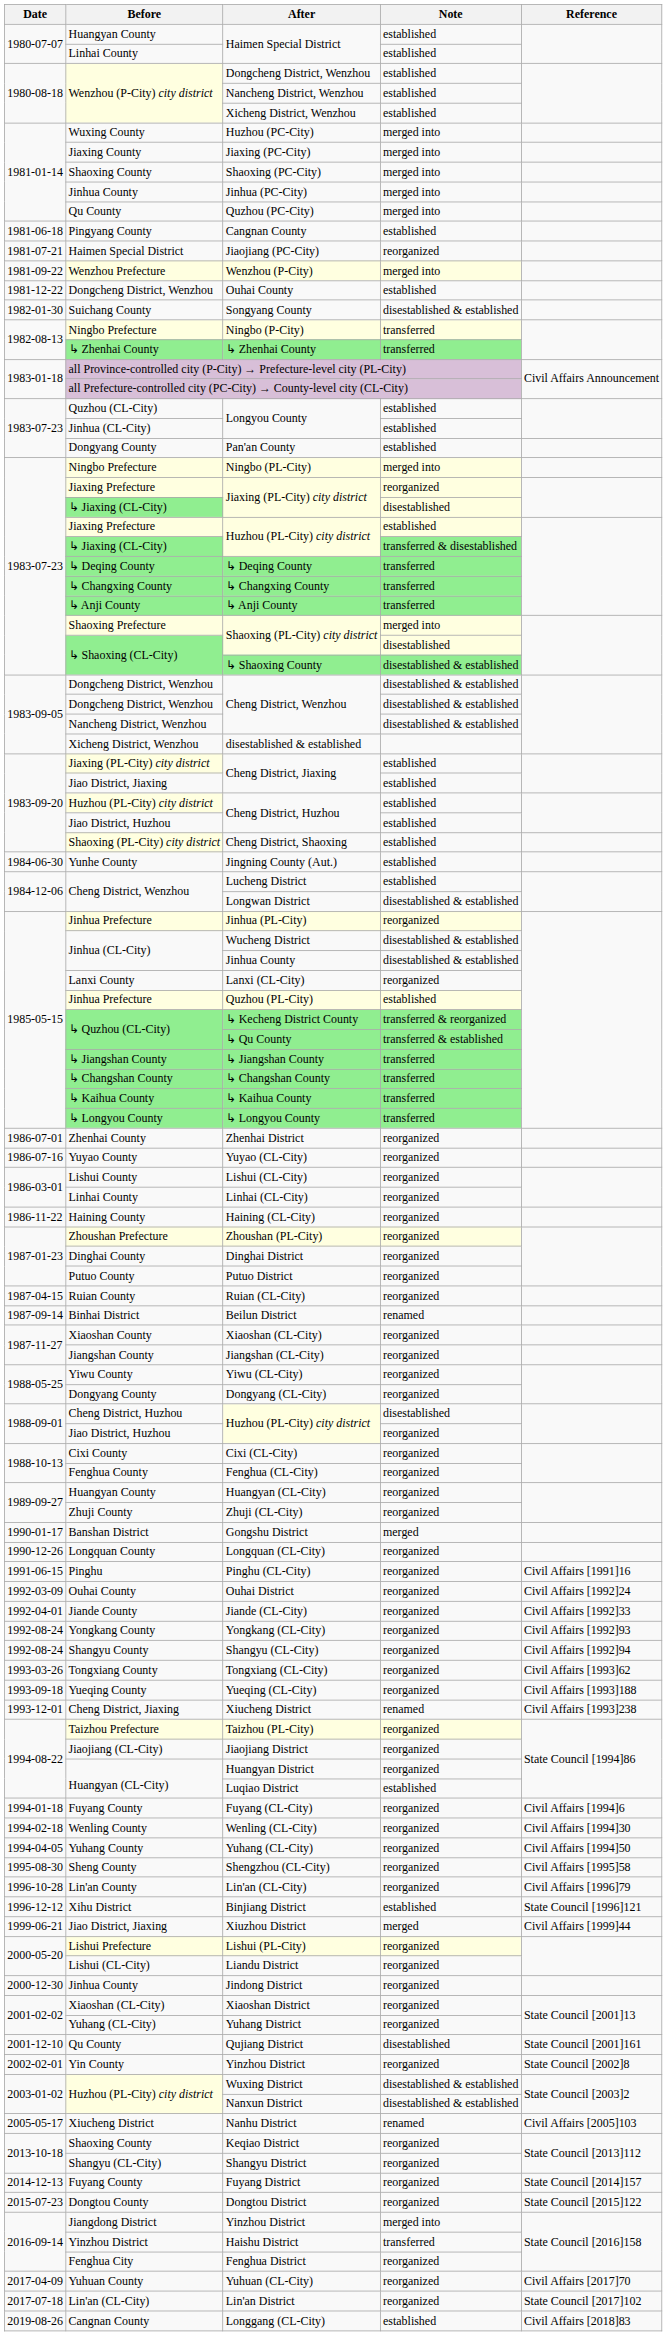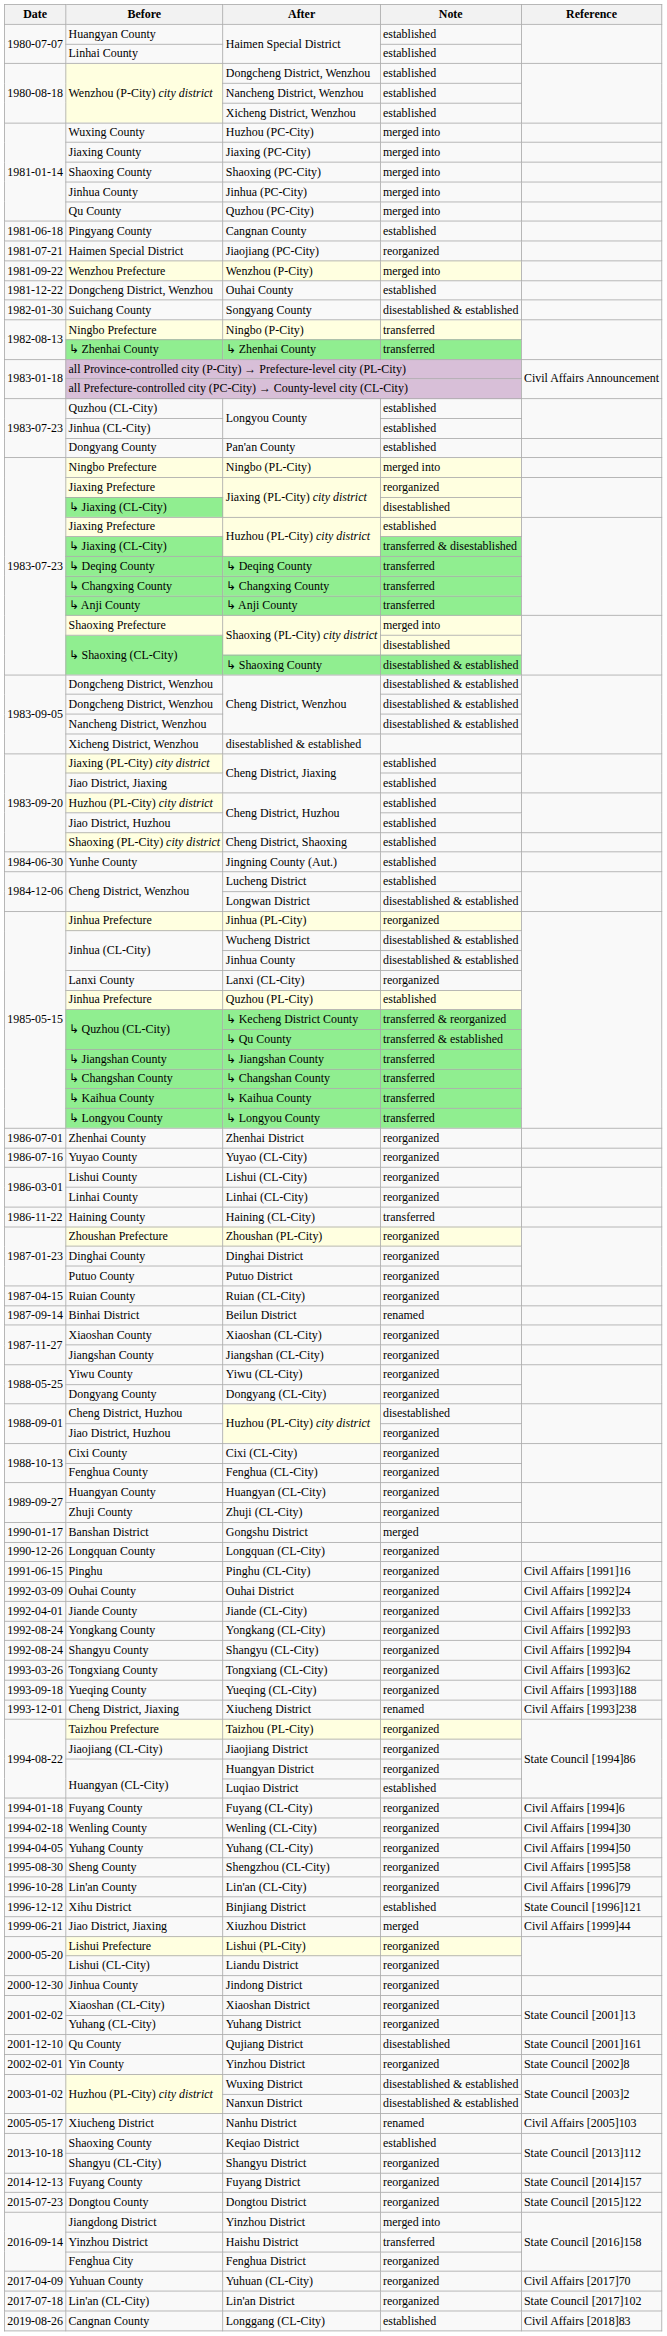(411, 1217) reorganized -> (409, 1217) transferred
(411, 2143) reorganized -> (410, 2143) established
